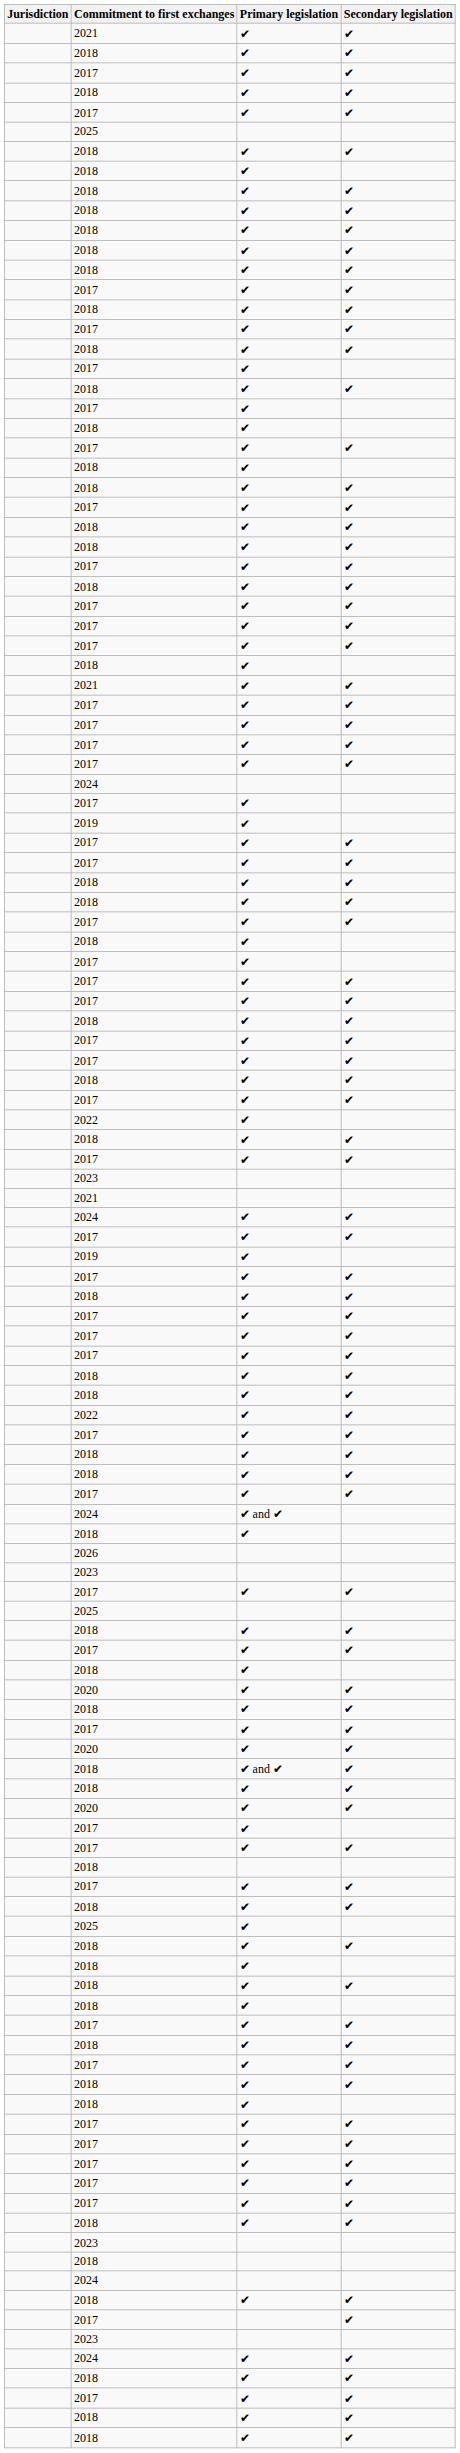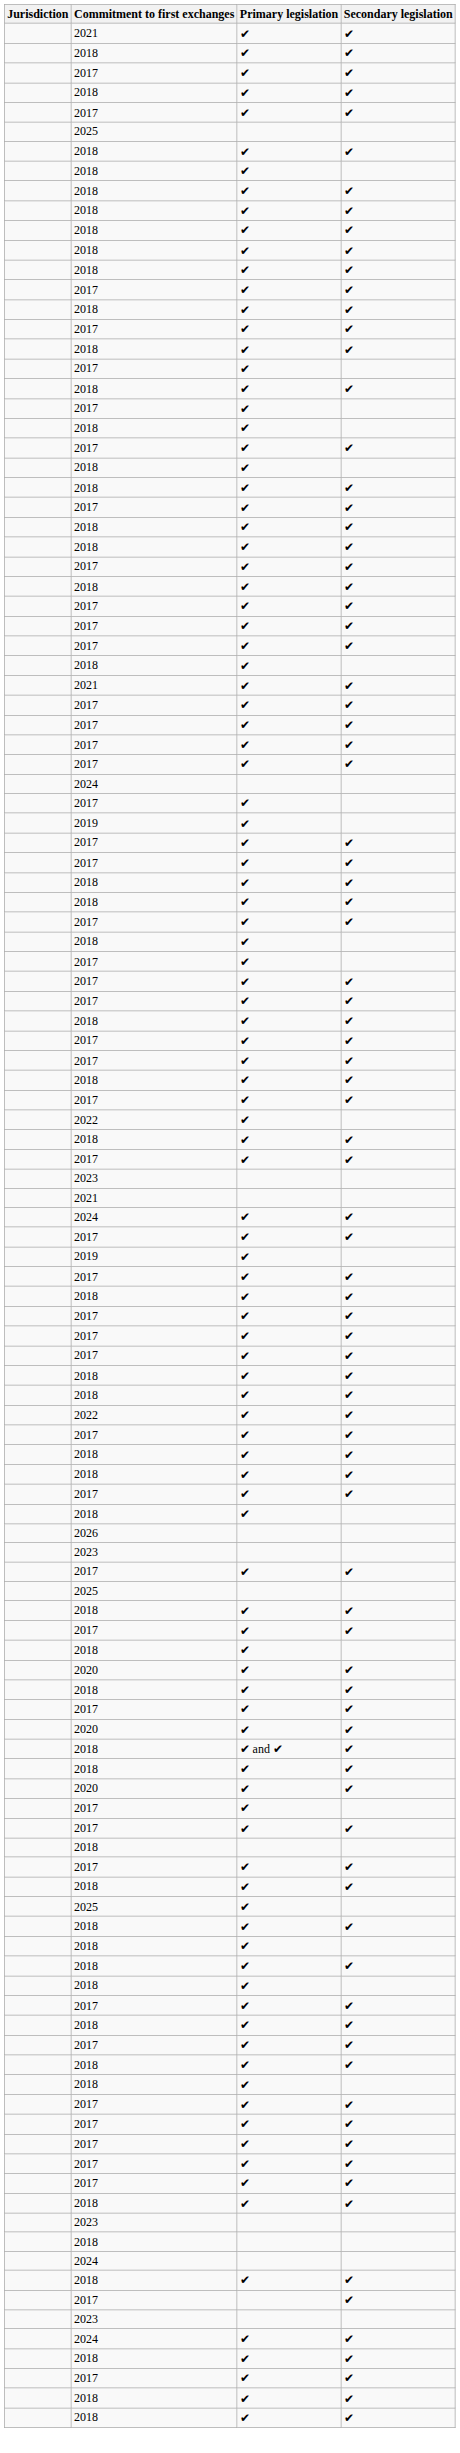- row: (86, 1514)
